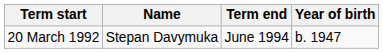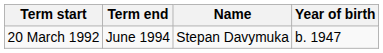columns swapped: (257, 15) <-> (162, 15)
